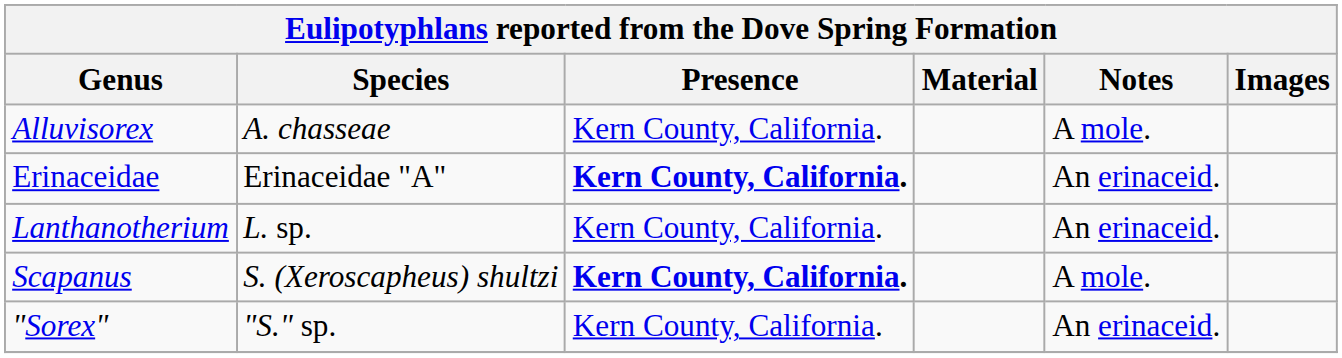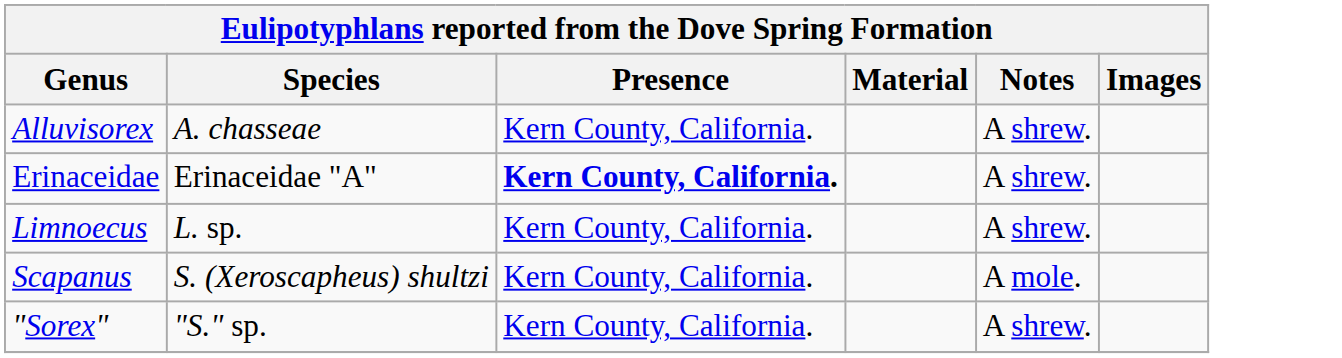(1102, 128) A mole. -> (1037, 128) A shrew.
(1136, 177) An erinaceid. -> (1037, 177) A shrew.
- row: (121, 227)
+ row: (80, 227)
(740, 276) bold -> (658, 276) normal
(1136, 326) An erinaceid. -> (1037, 326) A shrew.
